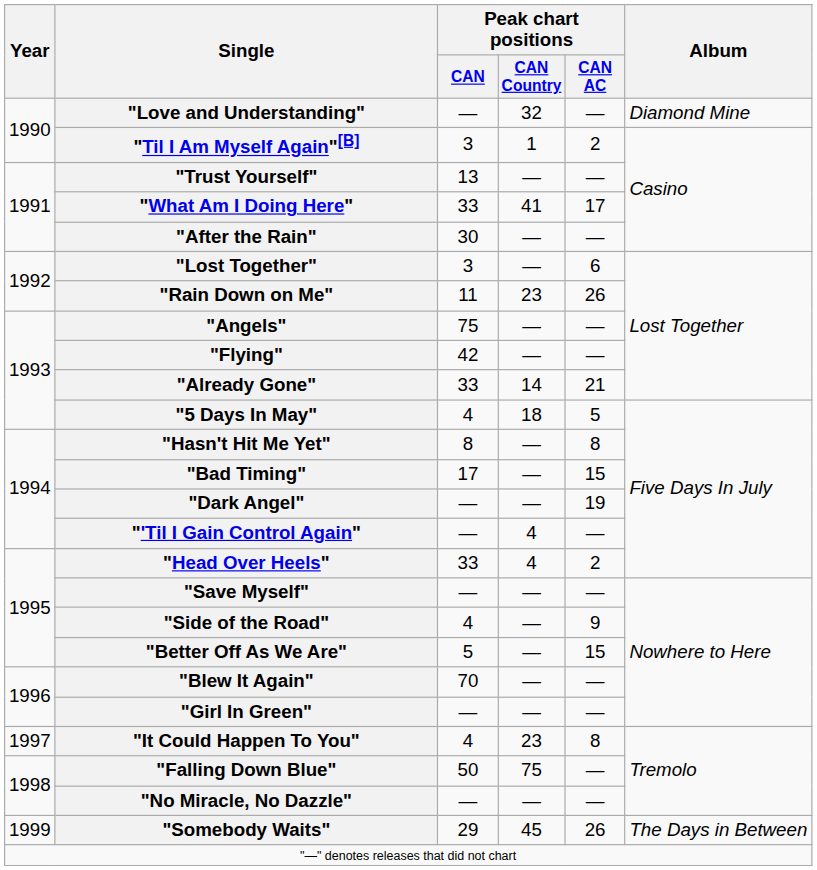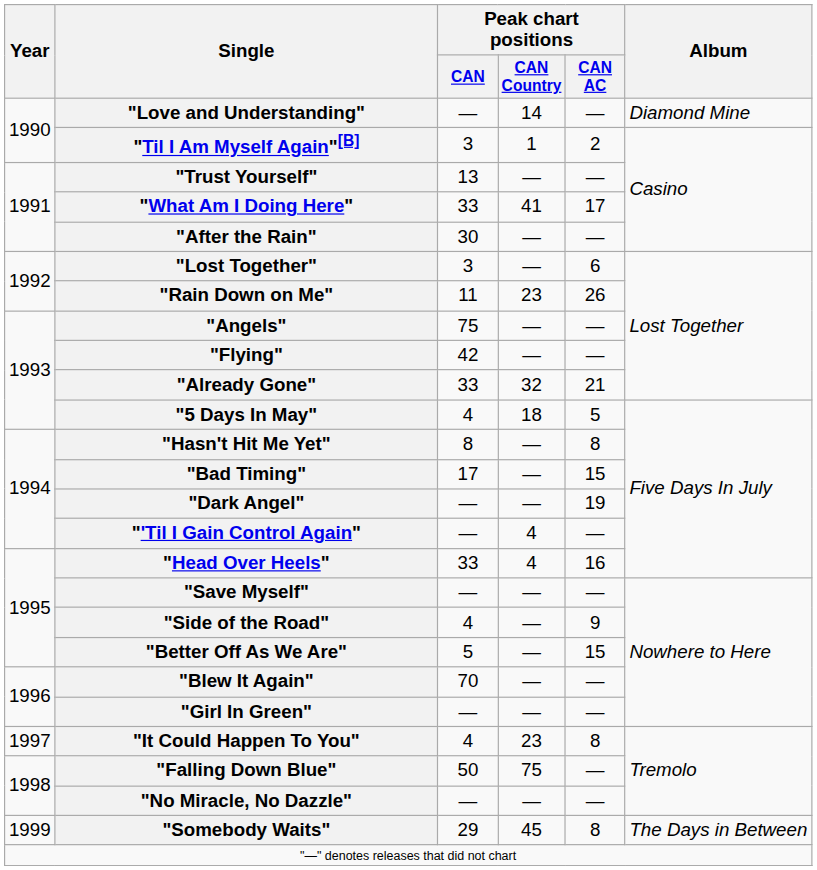(531, 112) 32 -> (531, 112) 14
(531, 384) 14 -> (531, 384) 32
(595, 562) 2 -> (595, 562) 16
(595, 830) 26 -> (595, 830) 8
